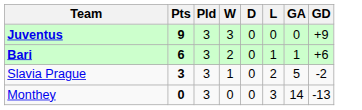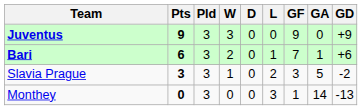+ column: (296, 14)
